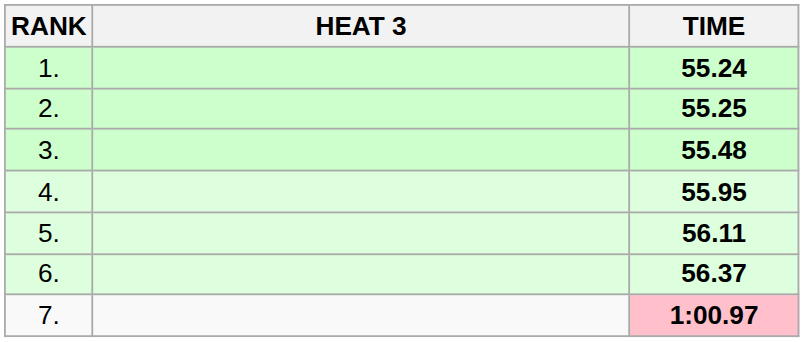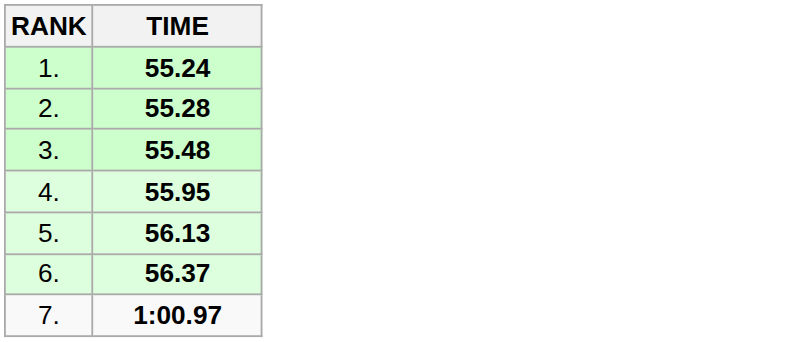- column: (361, 26)
(714, 109) 55.25 -> (178, 109) 55.28
(714, 233) 56.11 -> (178, 233) 56.13
(714, 316) pink background -> (178, 316) no background
